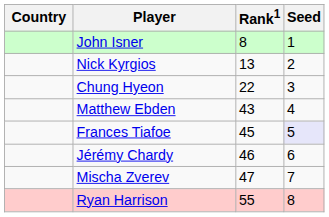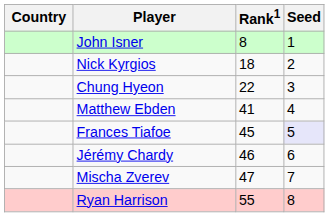(247, 64) 13 -> (247, 64) 18
(247, 109) 43 -> (247, 109) 41
